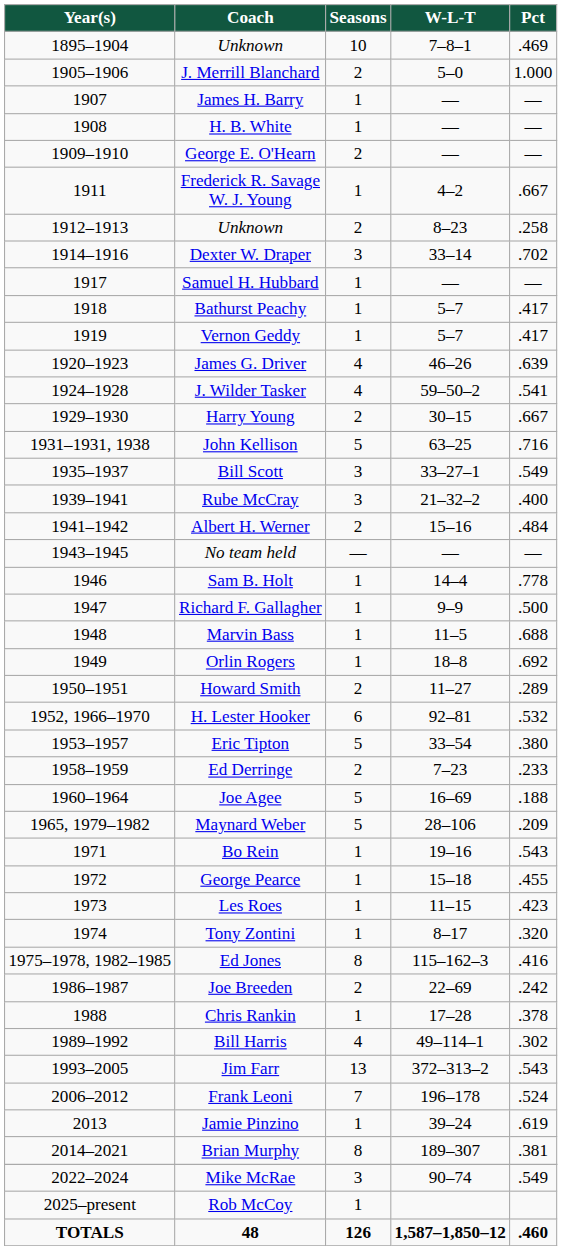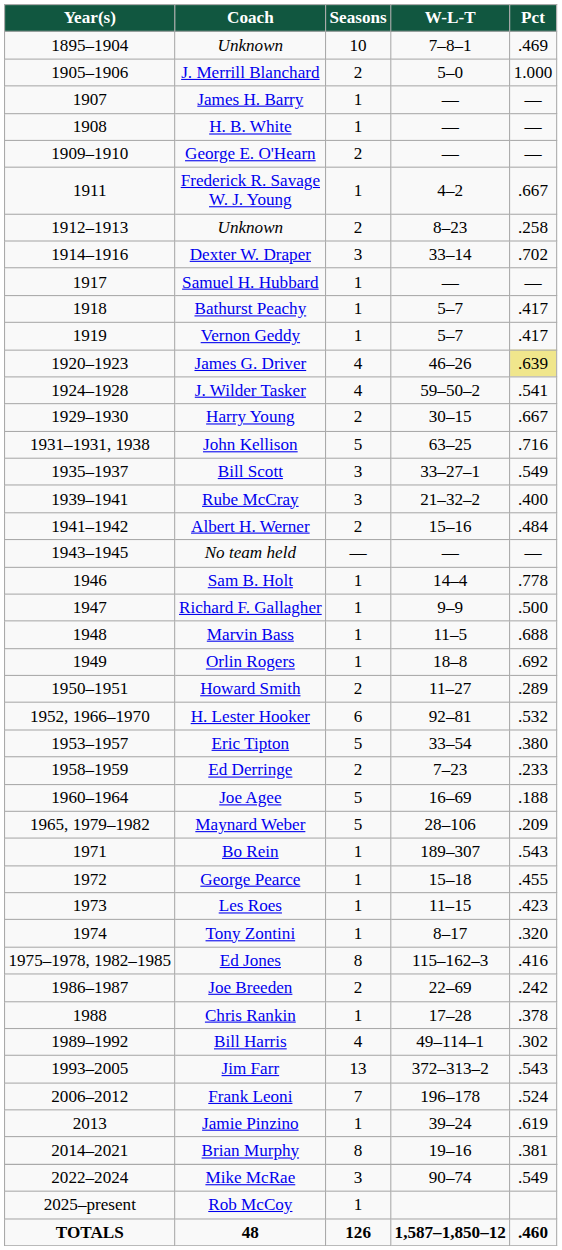(533, 363) no background -> (533, 363) khaki background
(450, 851) 19–16 -> (450, 851) 189–307
(450, 1150) 189–307 -> (450, 1150) 19–16
